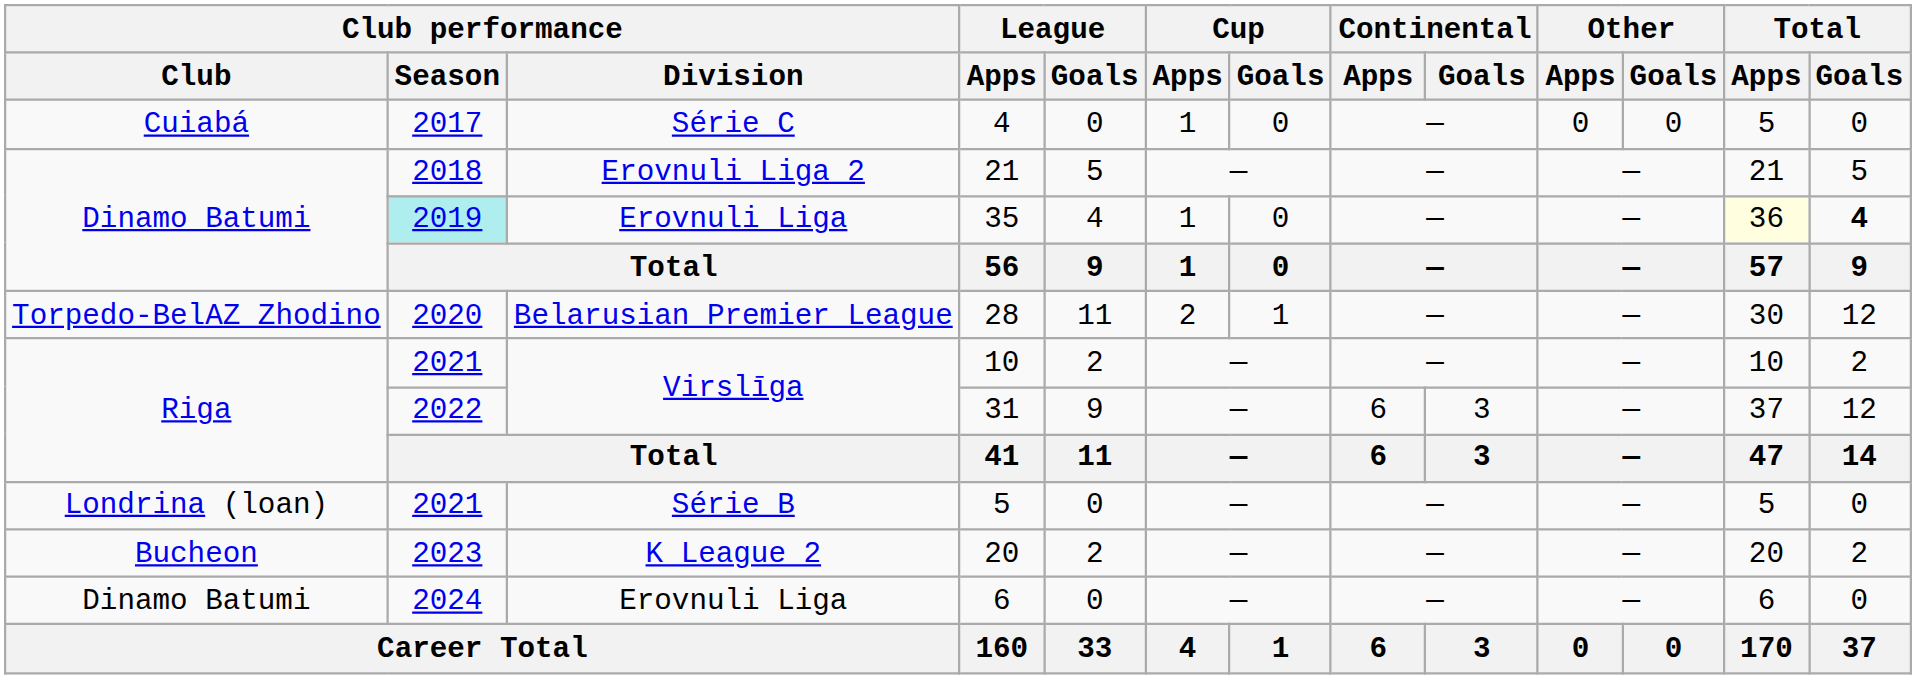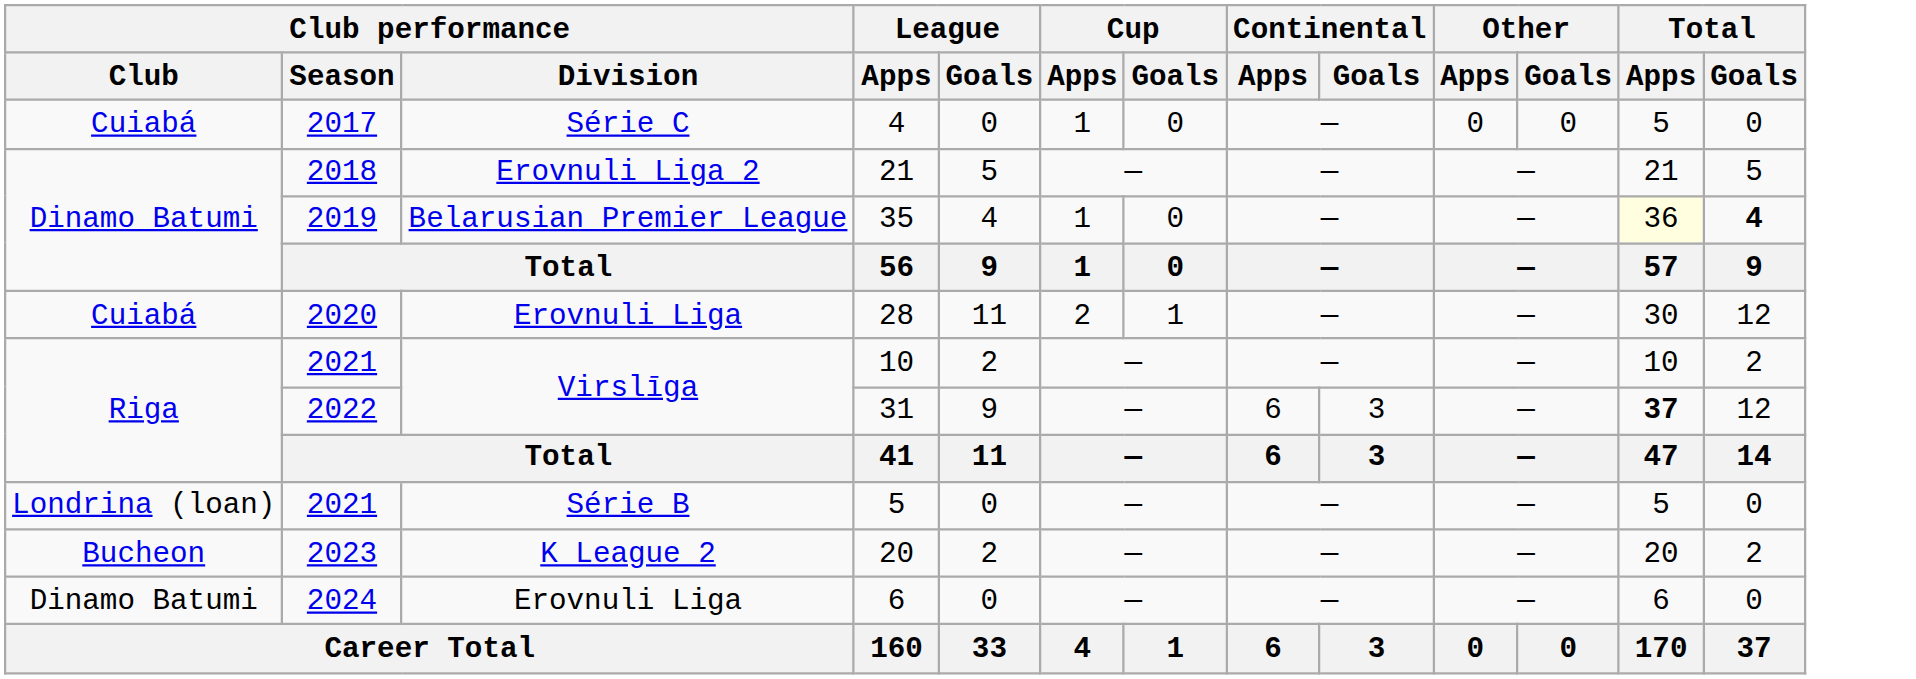(447, 220) paleturquoise background -> (342, 220) no background
(733, 220) Erovnuli Liga -> (628, 220) Belarusian Premier League
(196, 315) Torpedo-BelAZ Zhodino -> (144, 315) Cuiabá
(733, 315) Belarusian Premier League -> (628, 315) Erovnuli Liga
(1766, 410) normal -> (1661, 410) bold
